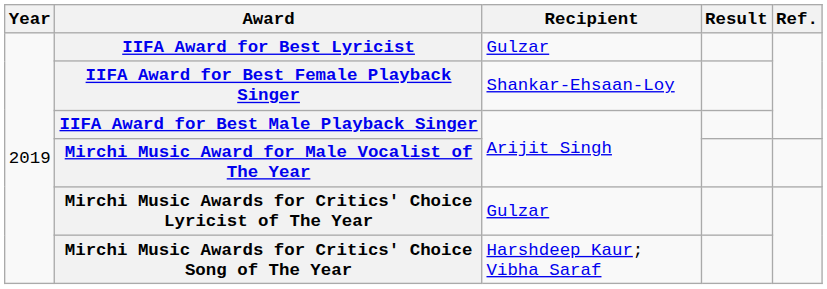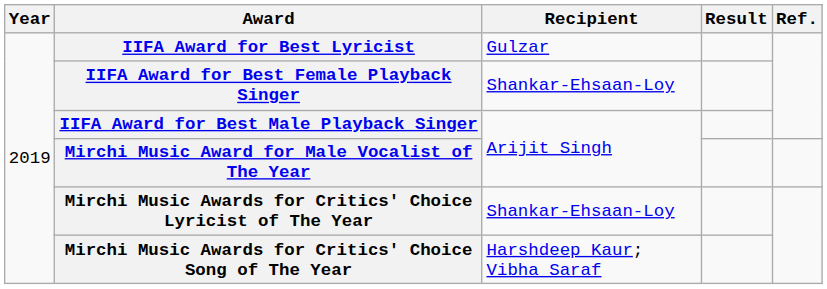(518, 211) Gulzar -> (581, 211) Shankar-Ehsaan-Loy
